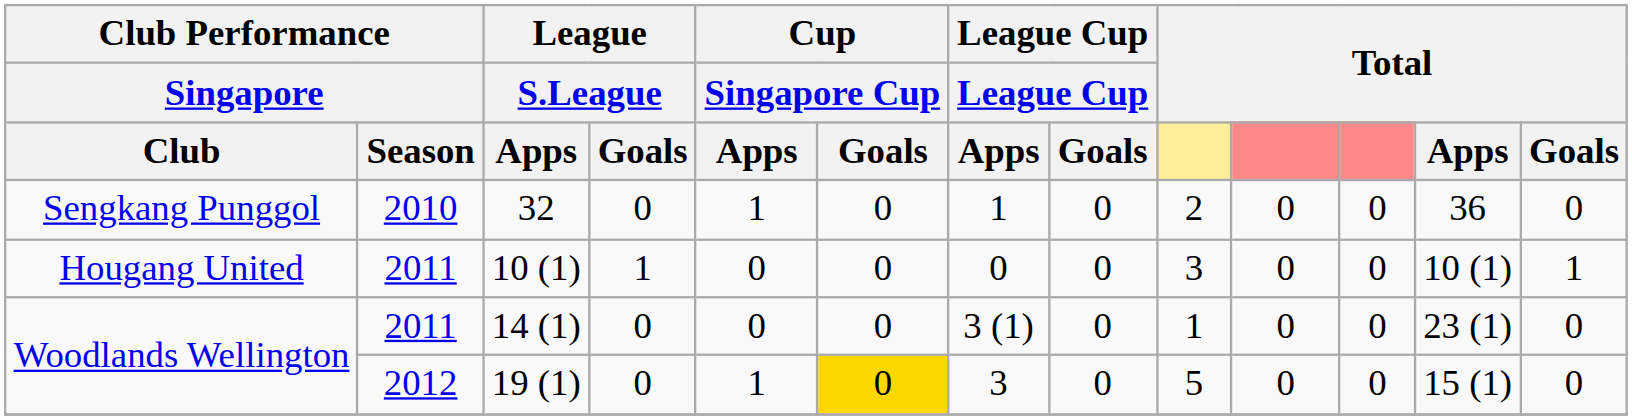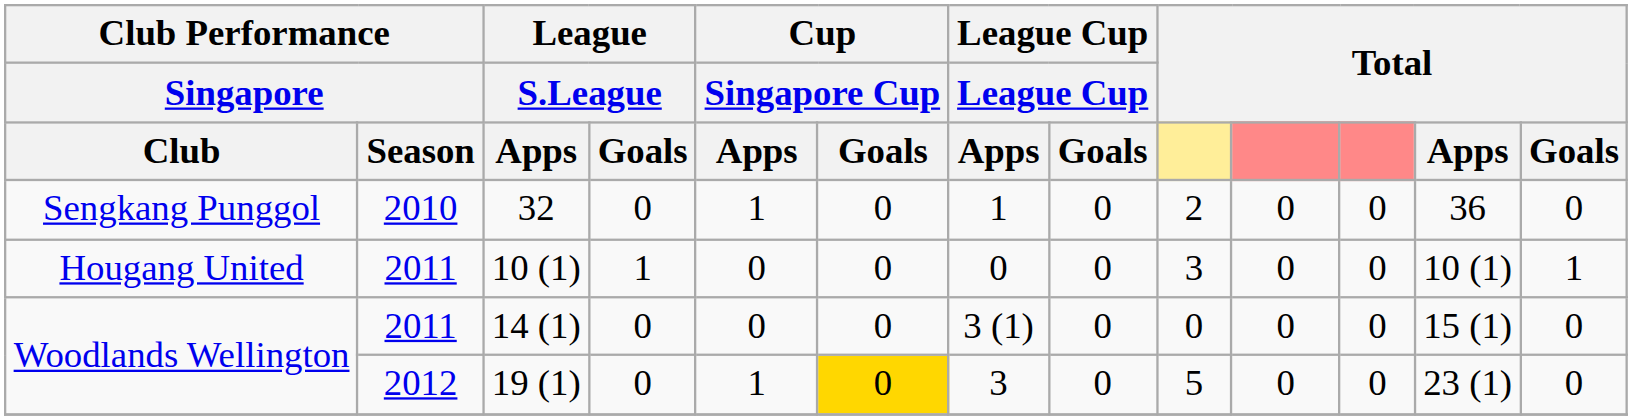(1194, 325) 1 -> (1194, 325) 0
(1468, 325) 23 (1) -> (1468, 325) 15 (1)
(1468, 383) 15 (1) -> (1468, 383) 23 (1)
